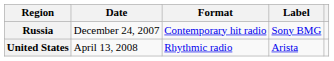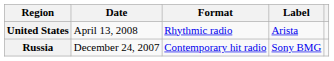rows swapped: (38, 30) <-> (38, 47)
